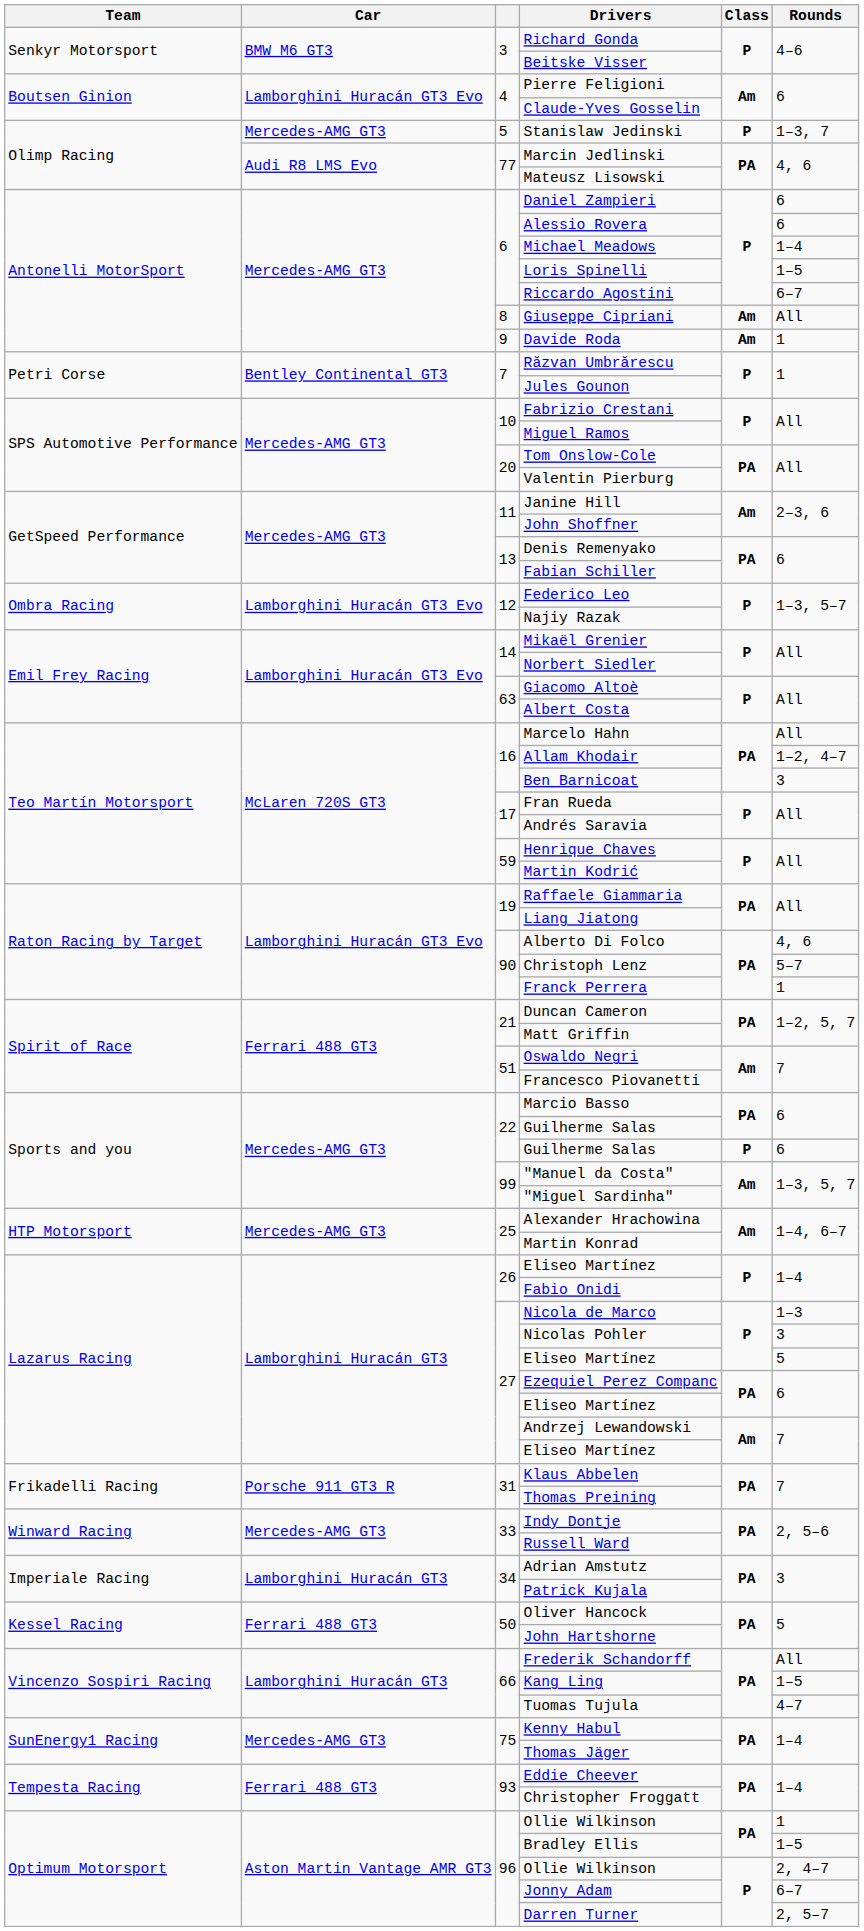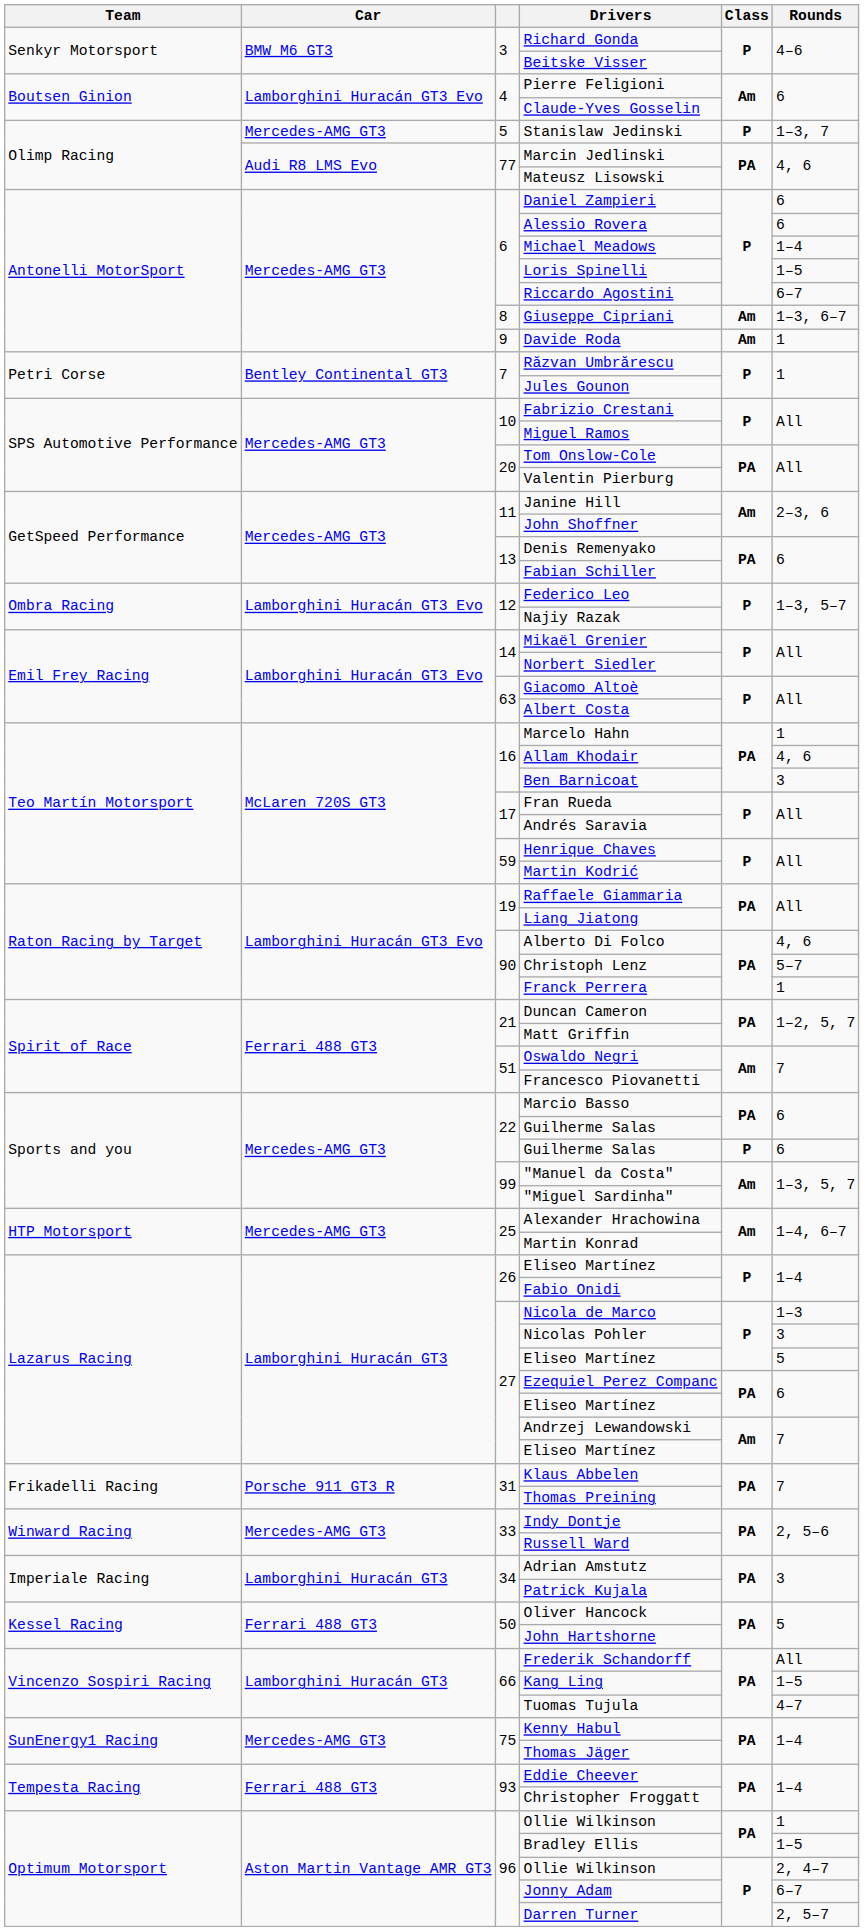(789, 317) All -> (811, 317) 1–3, 6–7
(789, 734) All -> (780, 734) 1
(811, 757) 1–2, 4–7 -> (794, 757) 4, 6
